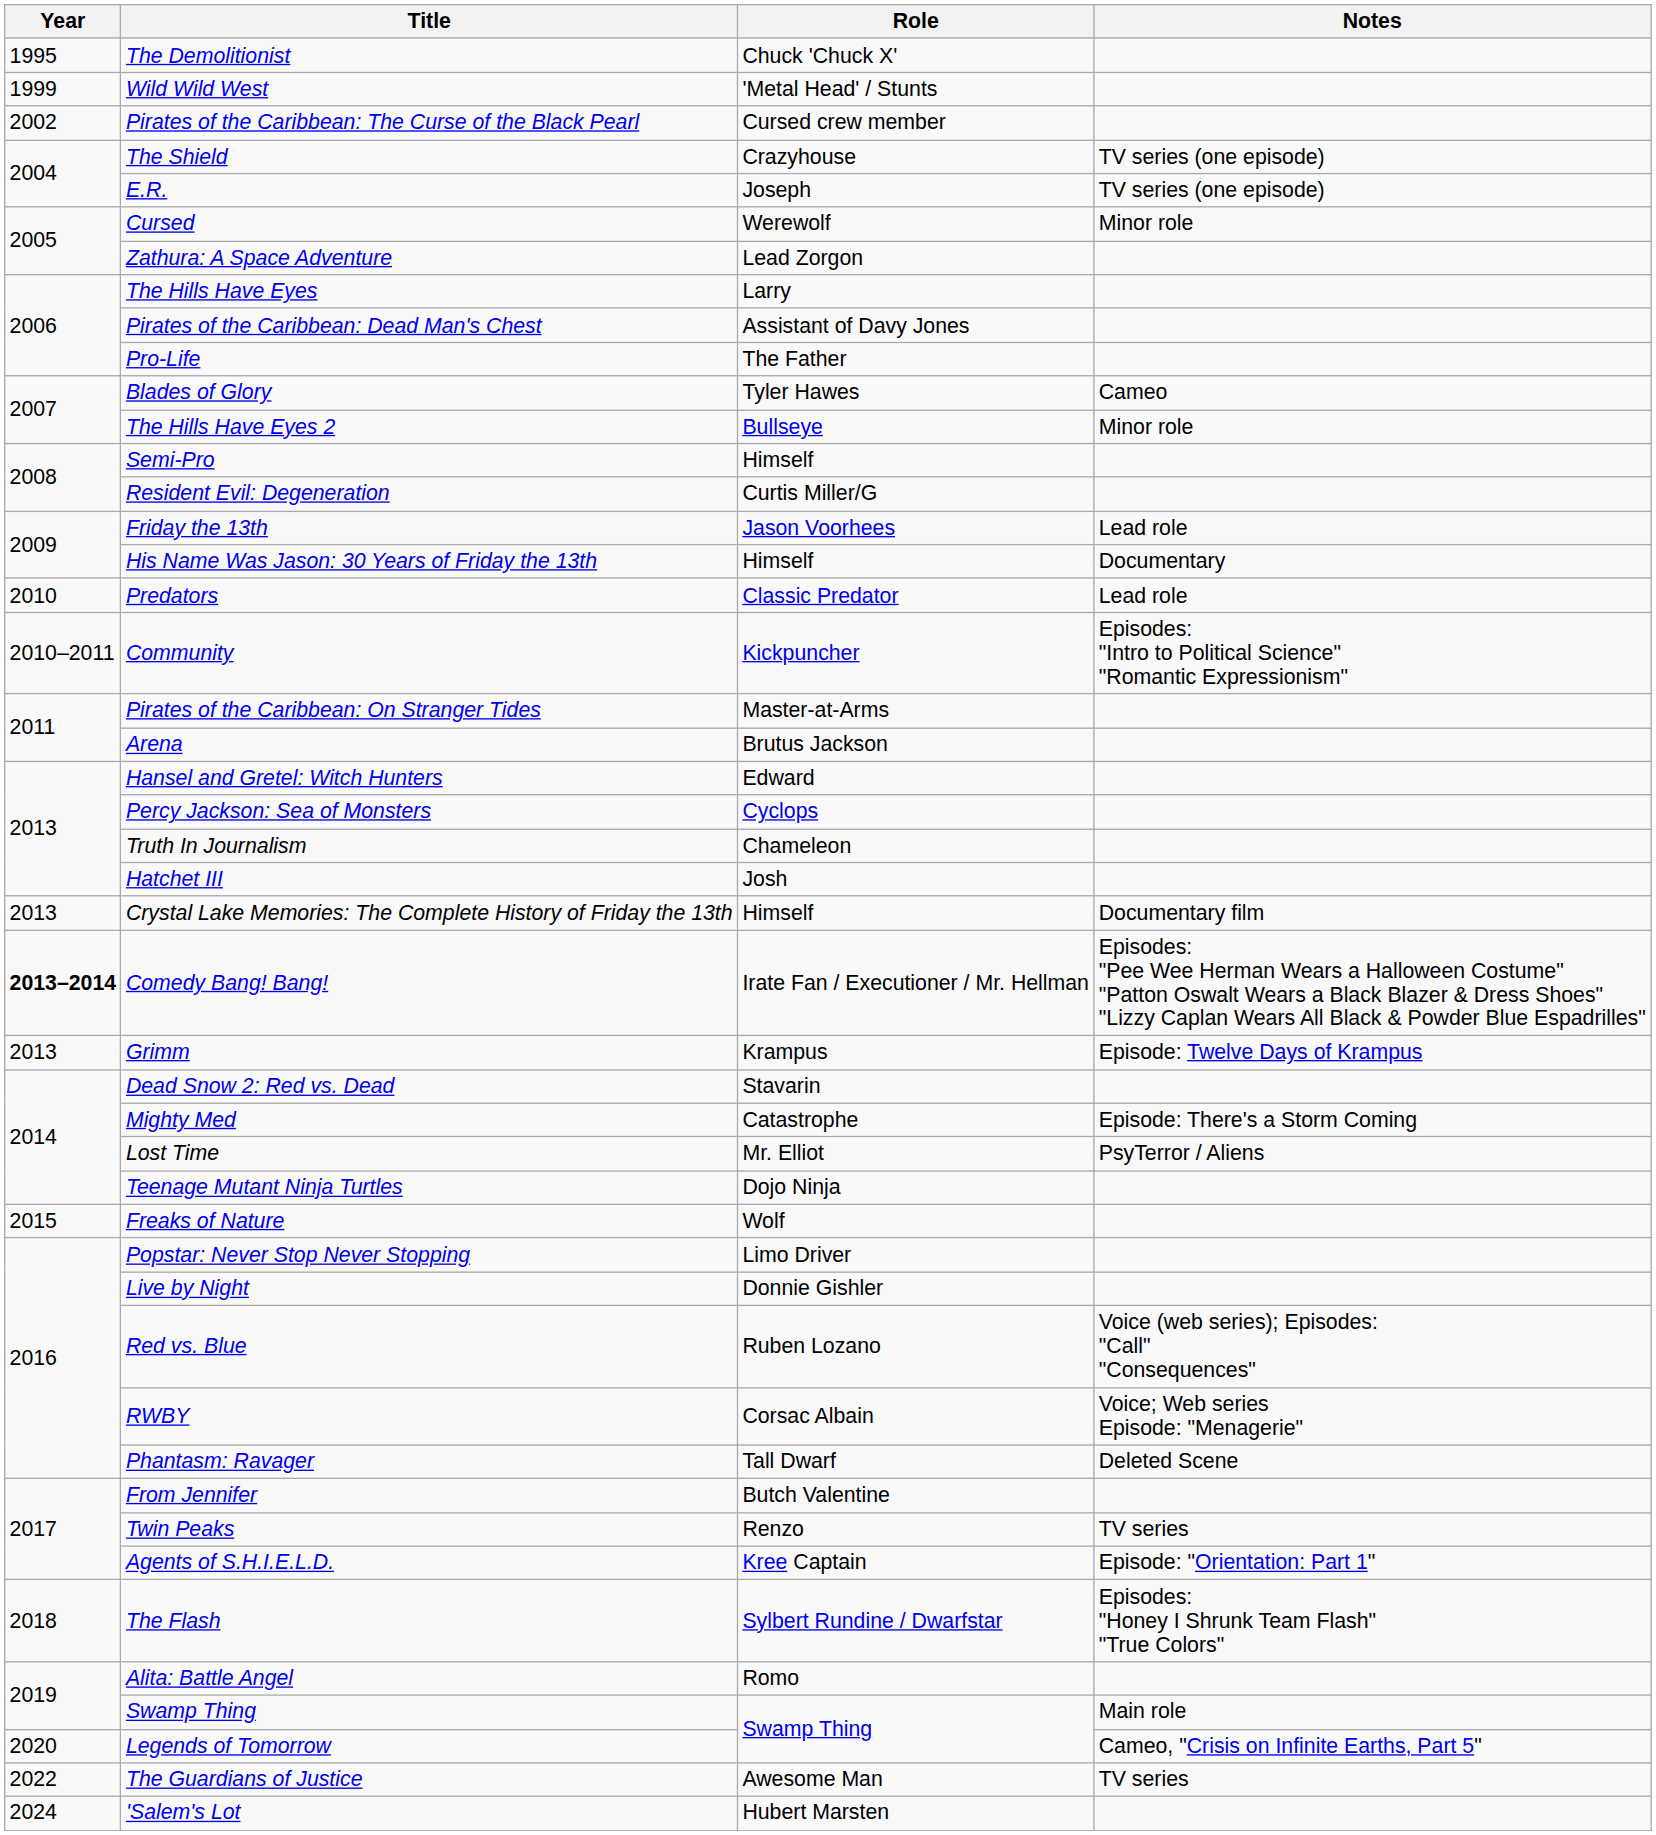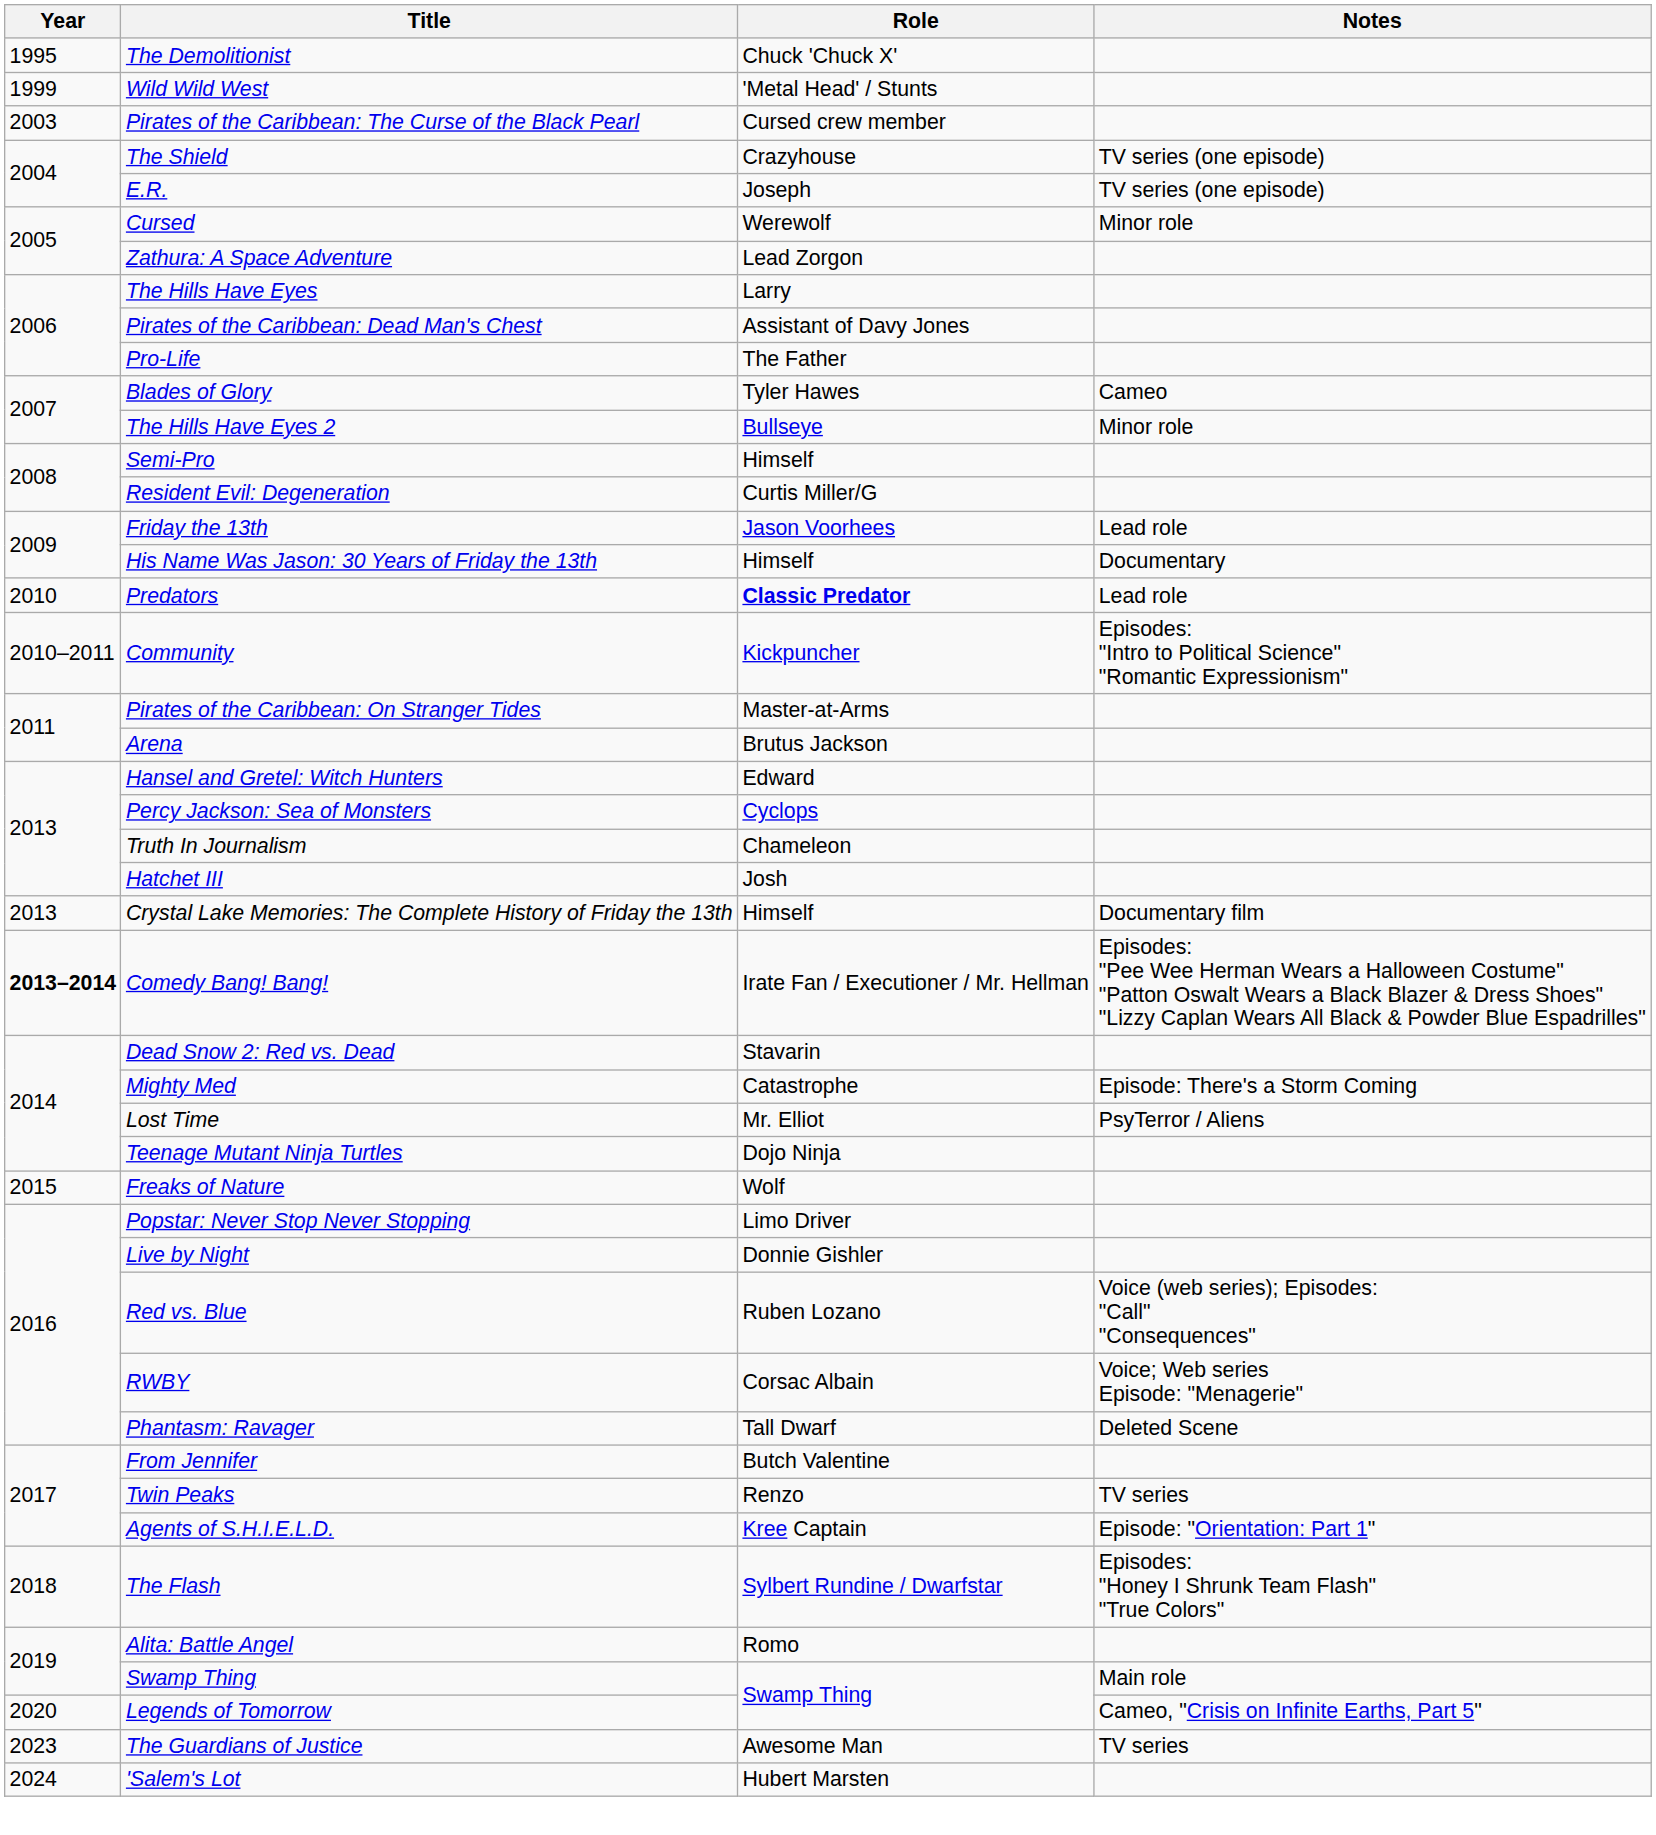(33, 122) 2002 -> (33, 122) 2003
(820, 595) normal -> (826, 595) bold
- row: (158, 1052)
(33, 1779) 2022 -> (33, 1745) 2023
